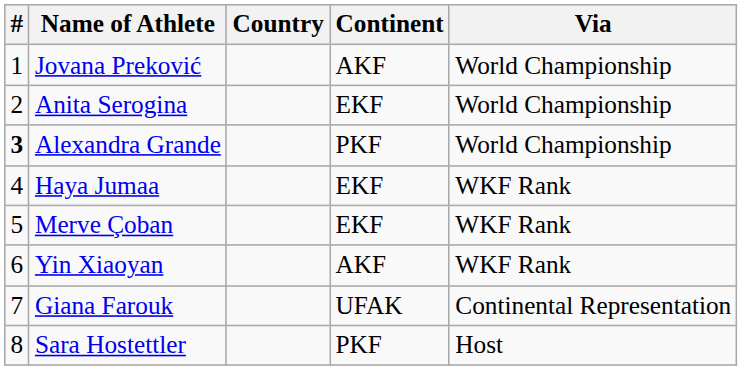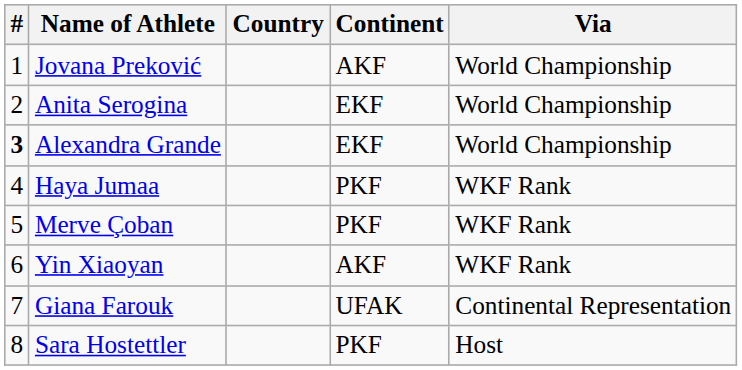(359, 144) PKF -> (359, 144) EKF
(359, 184) EKF -> (359, 184) PKF
(359, 225) EKF -> (359, 225) PKF
